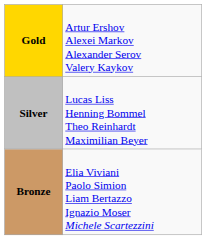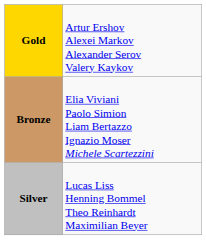rows swapped: (34, 112) <-> (34, 191)
